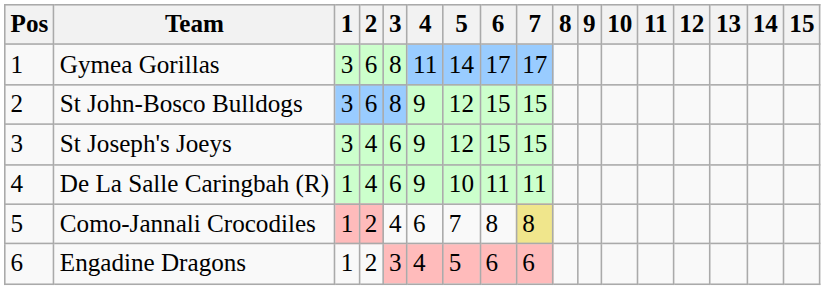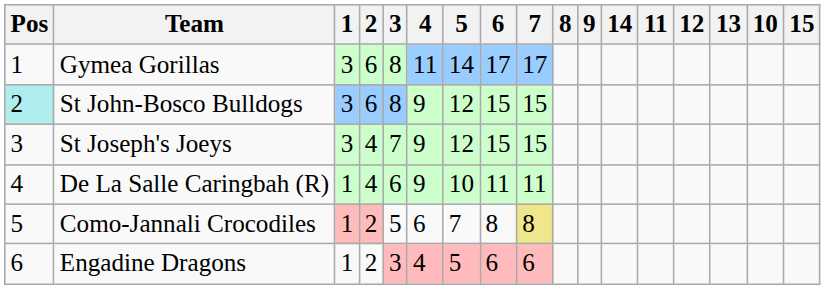columns swapped: (620, 24) <-> (765, 24)
(17, 104) no background -> (17, 104) paleturquoise background
(395, 143) 6 -> (395, 143) 7
(395, 223) 4 -> (395, 223) 5
